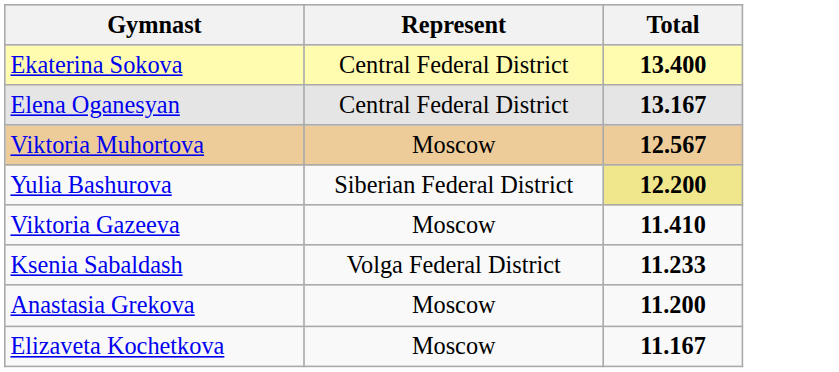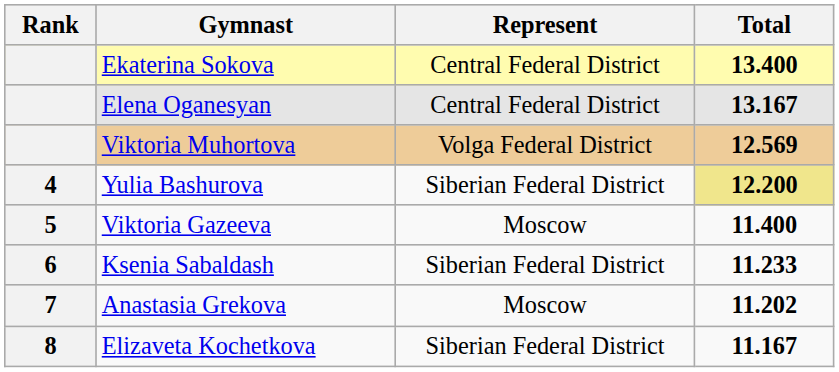+ column: (50, 24)
(454, 145) Moscow -> (545, 145) Volga Federal District
(673, 145) 12.567 -> (764, 145) 12.569
(673, 225) 11.410 -> (764, 225) 11.400
(454, 265) Volga Federal District -> (545, 265) Siberian Federal District
(673, 305) 11.200 -> (764, 305) 11.202
(454, 345) Moscow -> (545, 345) Siberian Federal District
